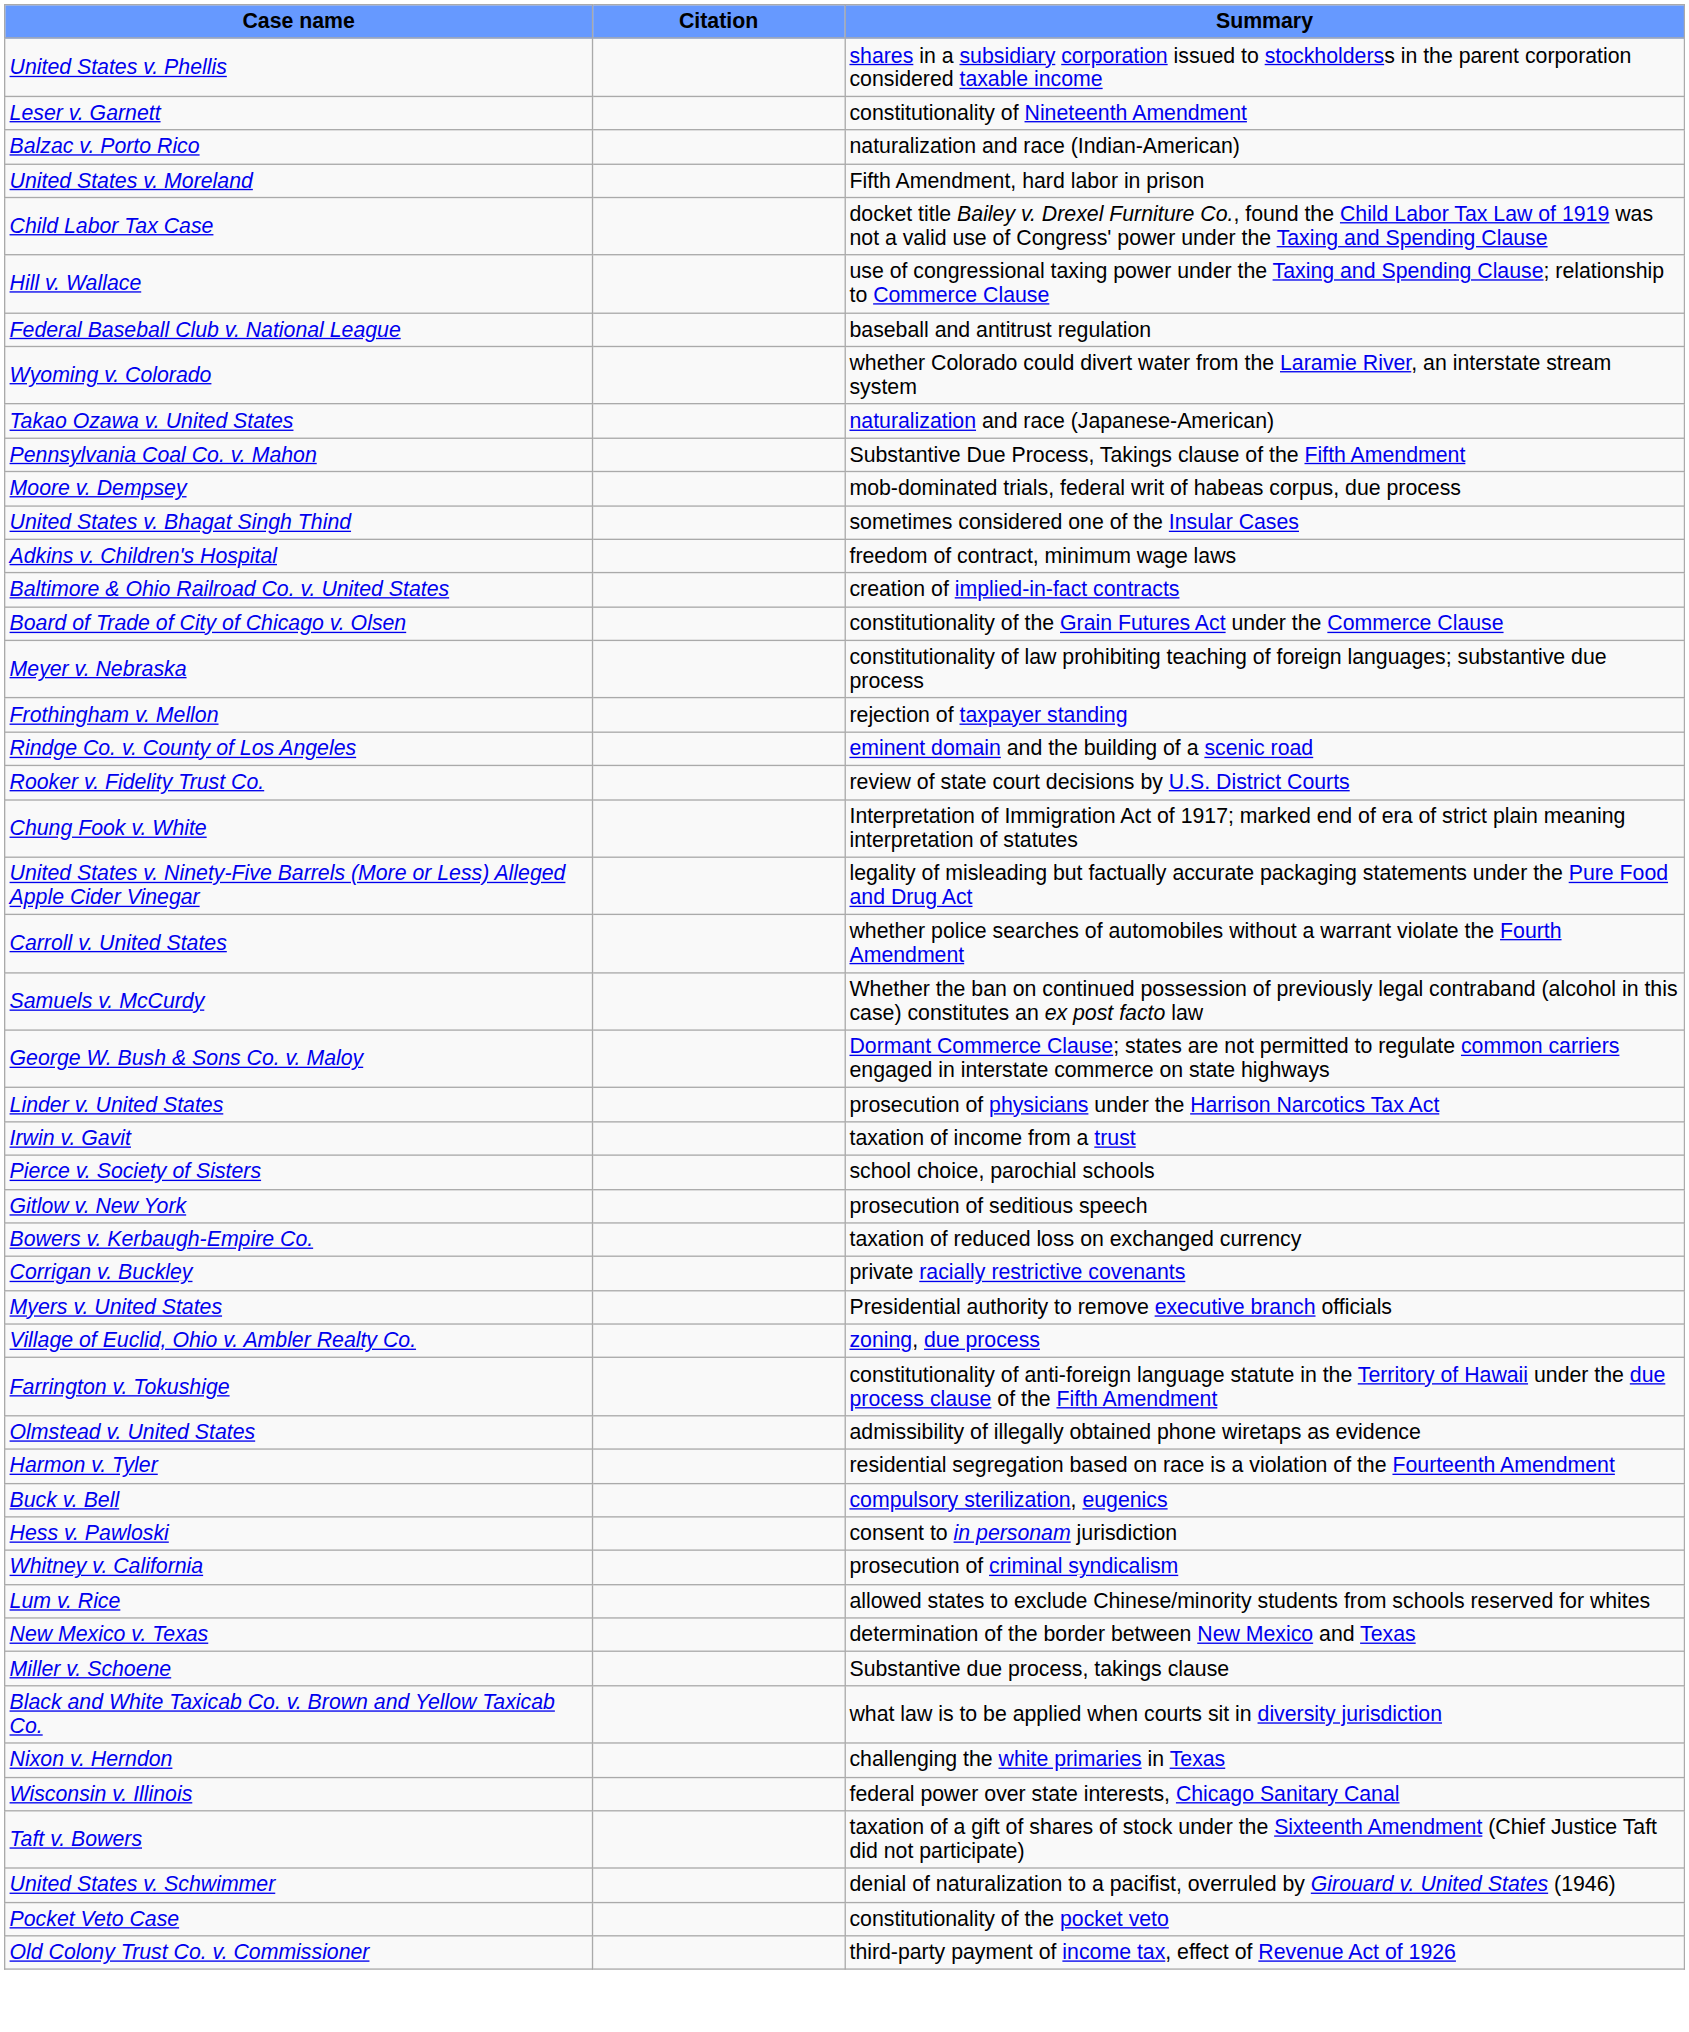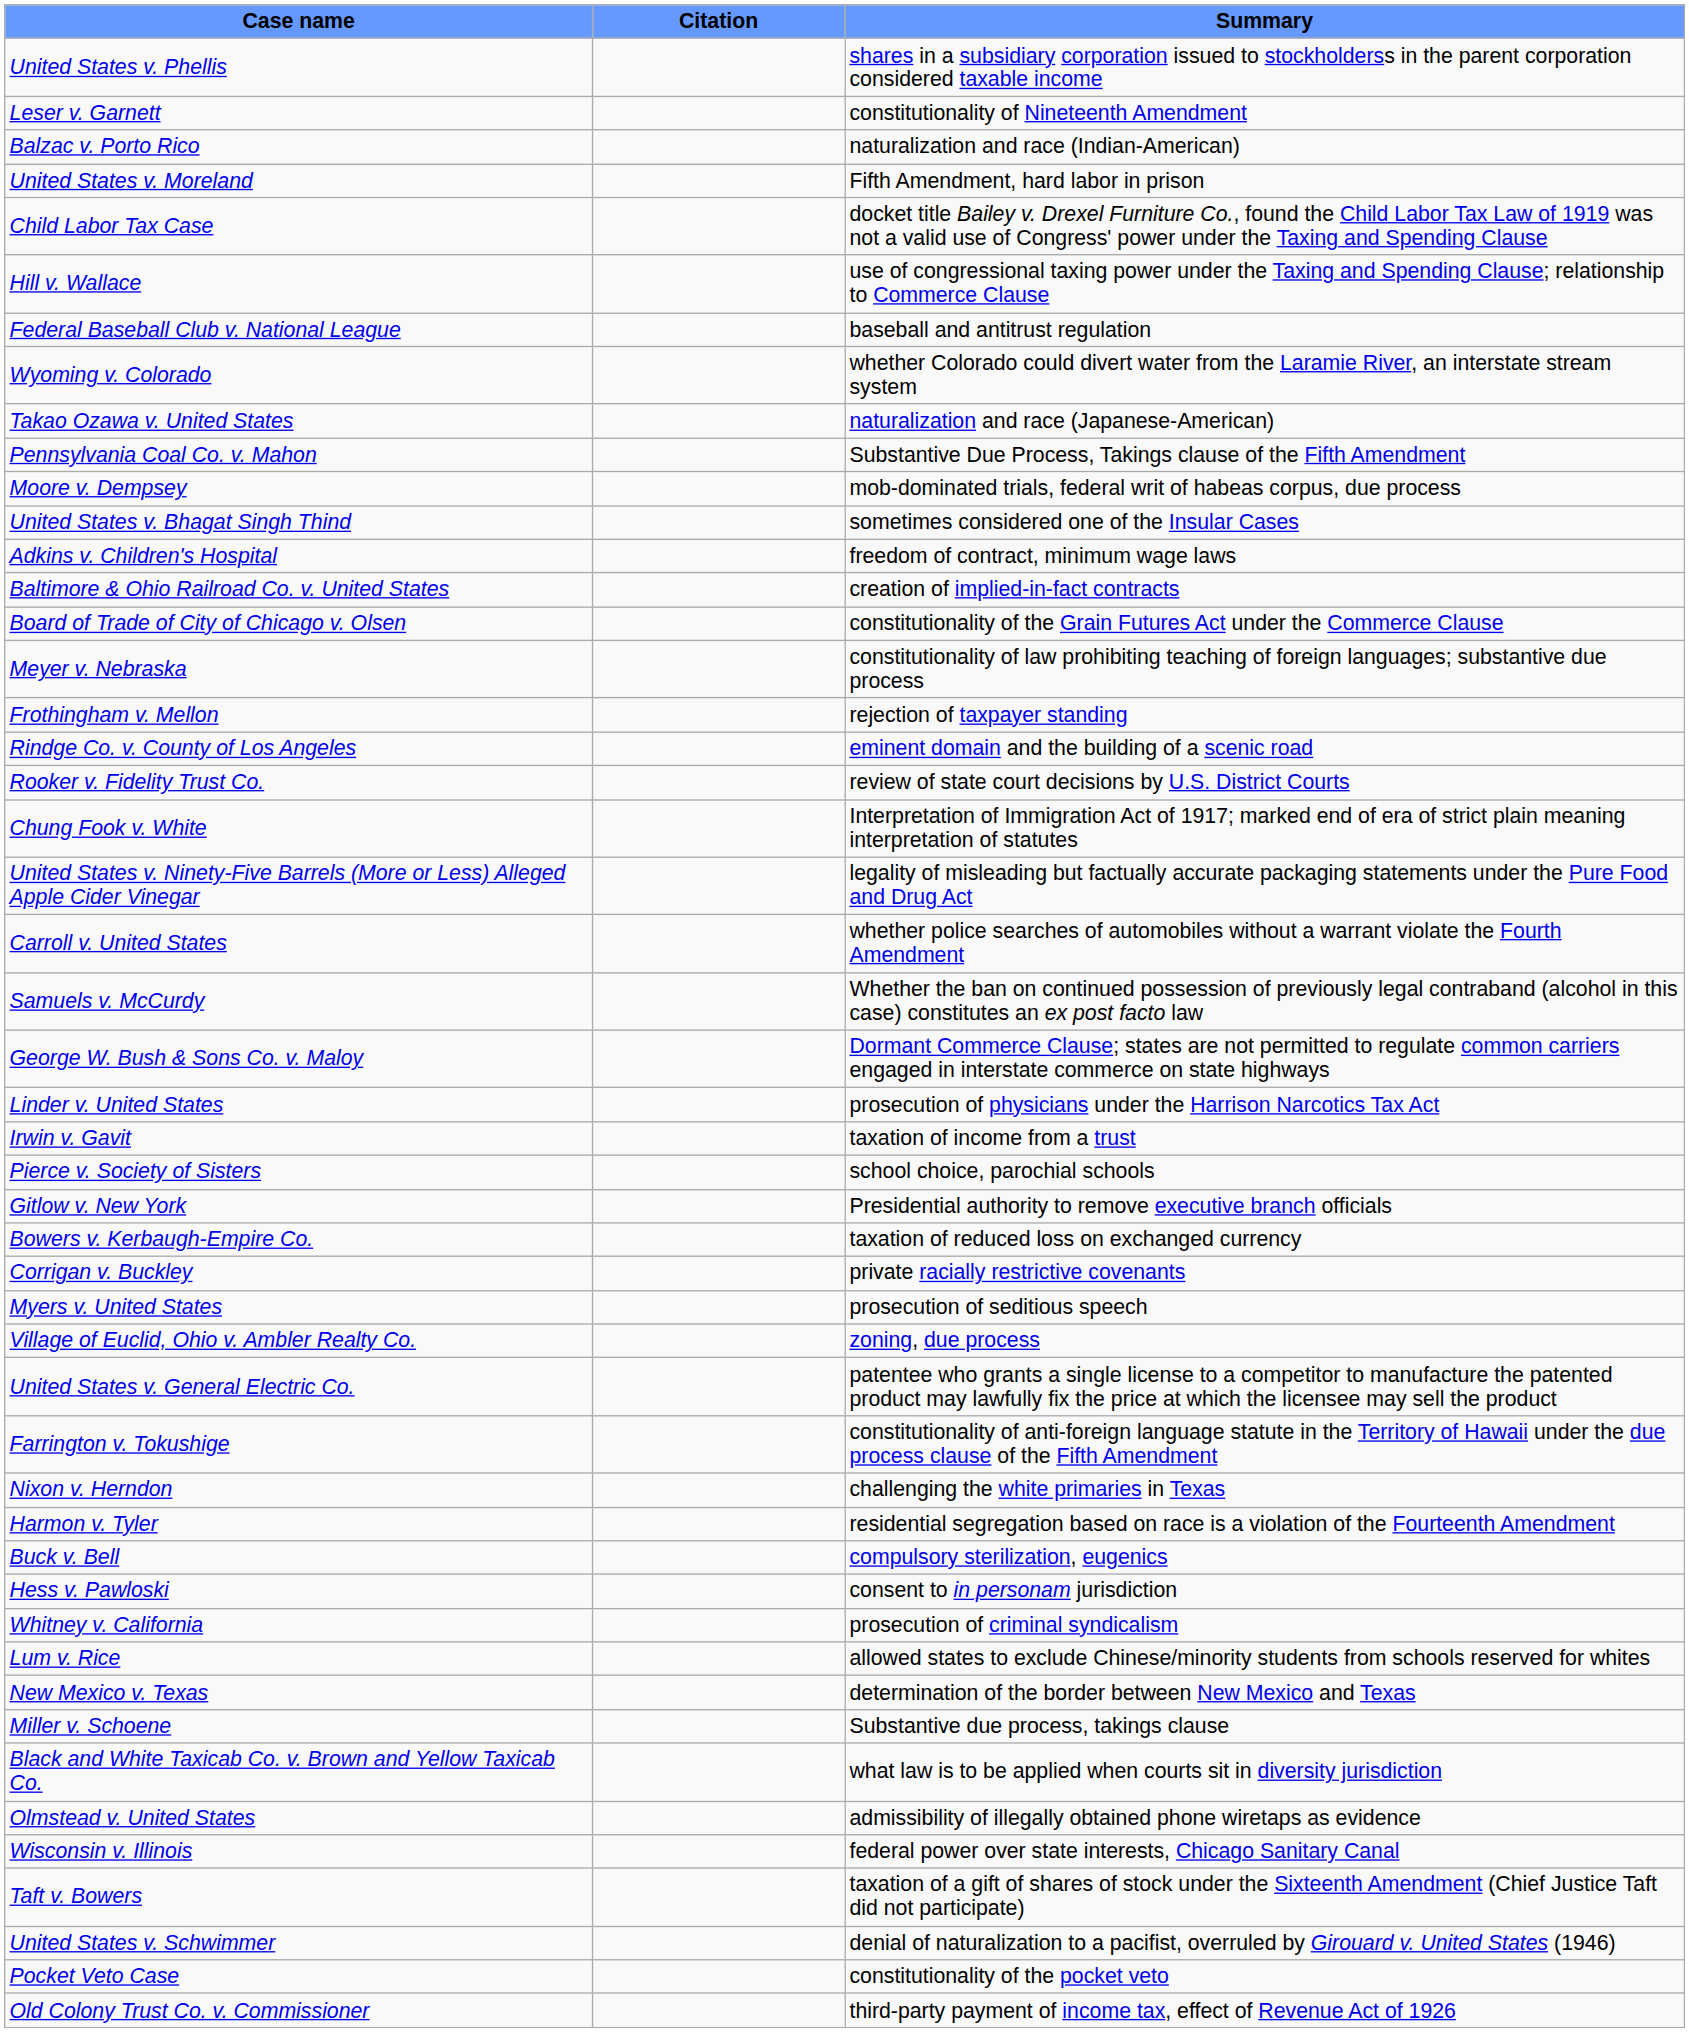(999, 1205) prosecution of seditious speech -> (1121, 1205) Presidential authority to remove executive branch officials
(1121, 1306) Presidential authority to remove executive branch officials -> (999, 1306) prosecution of seditious speech
+ row: (182, 1386)
rows swapped: (91, 1759) <-> (132, 1432)
